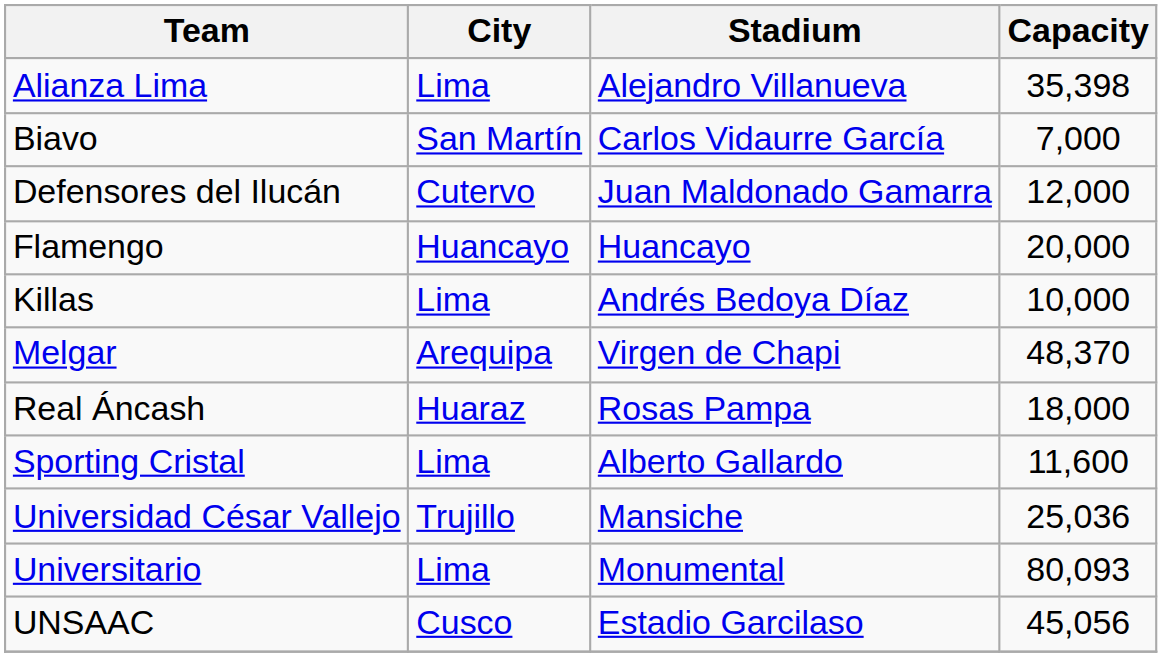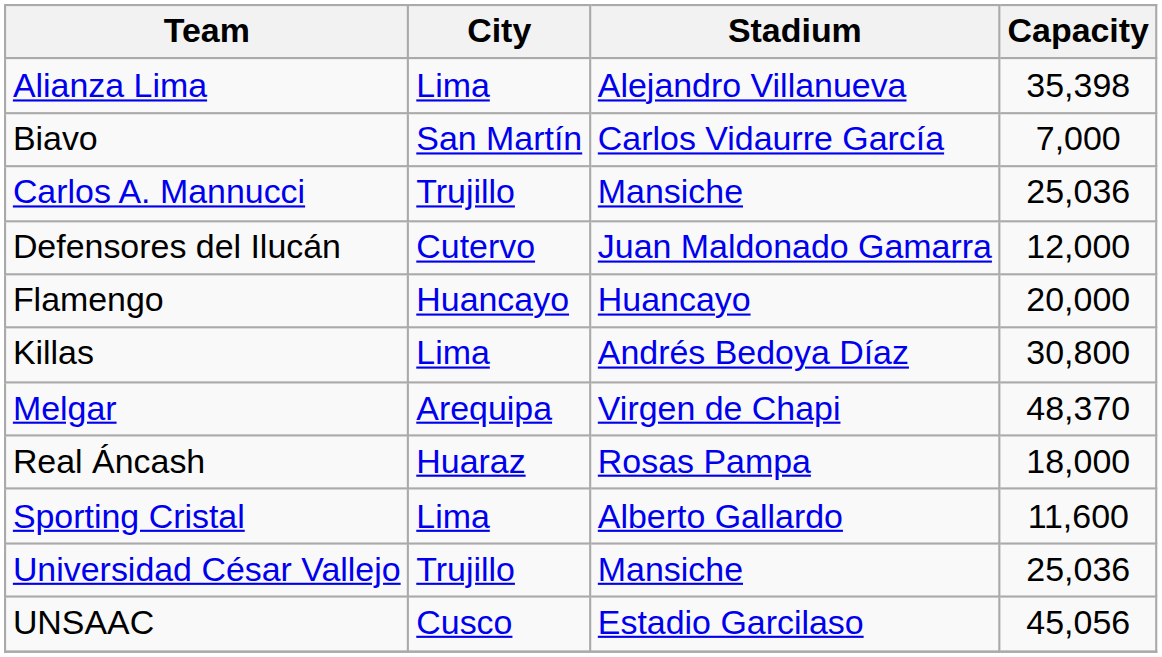+ row: (159, 192)
(1078, 300) 10,000 -> (1078, 354) 30,800
- row: (107, 569)
